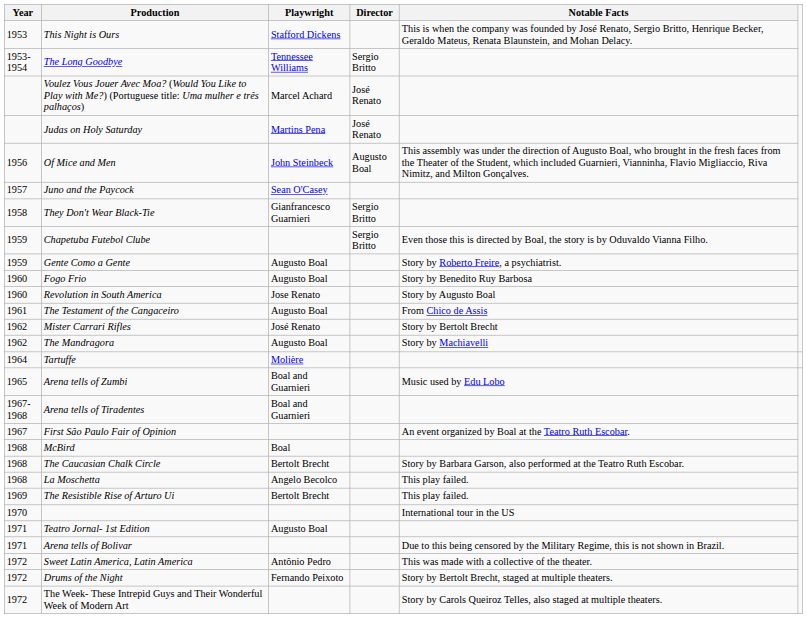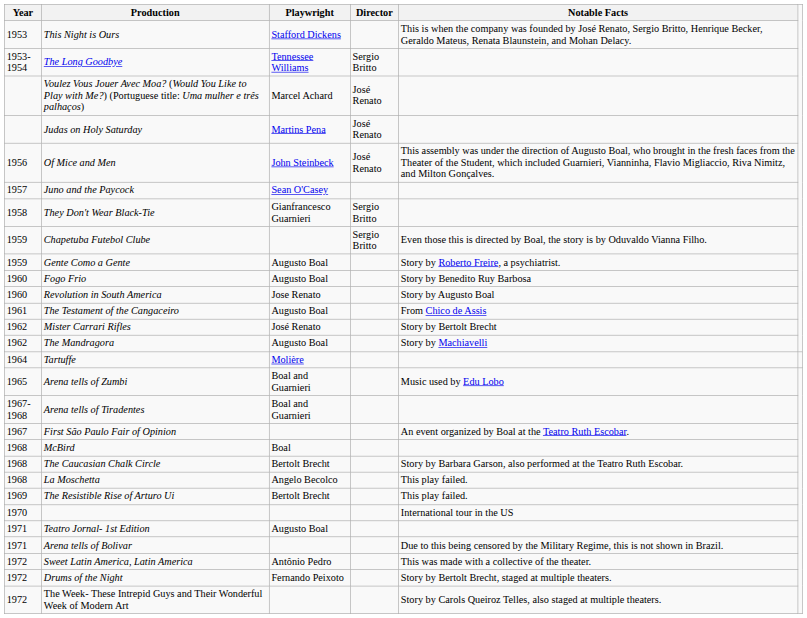(369, 162) Augusto Boal -> (367, 162) José Renato
